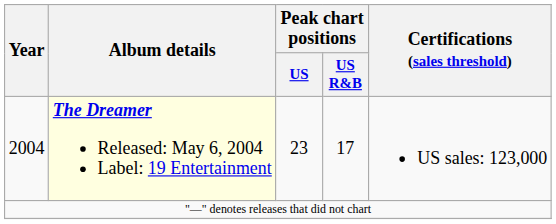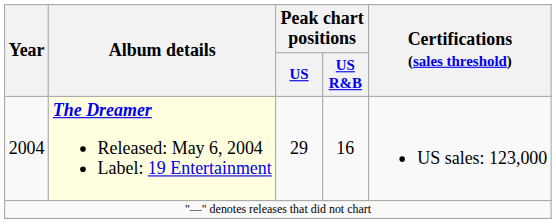(299, 148) 23 -> (299, 148) 29
(345, 148) 17 -> (345, 148) 16
